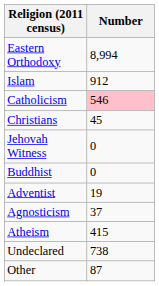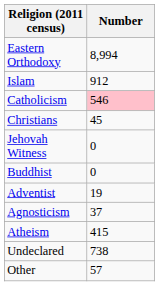(96, 270) 87 -> (96, 270) 57
